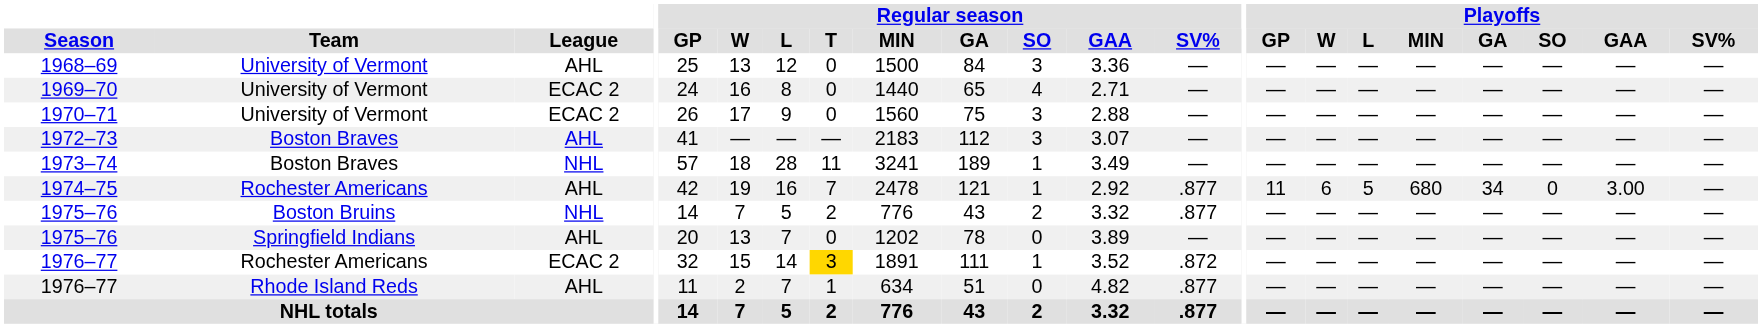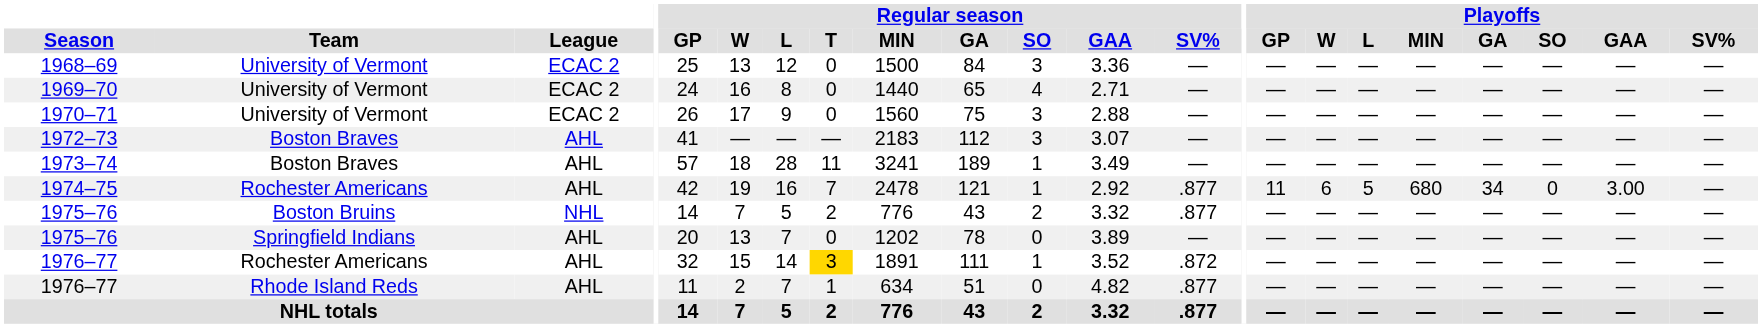(584, 65) AHL -> (584, 65) ECAC 2
(584, 163) NHL -> (584, 163) AHL
(584, 262) ECAC 2 -> (584, 262) AHL
